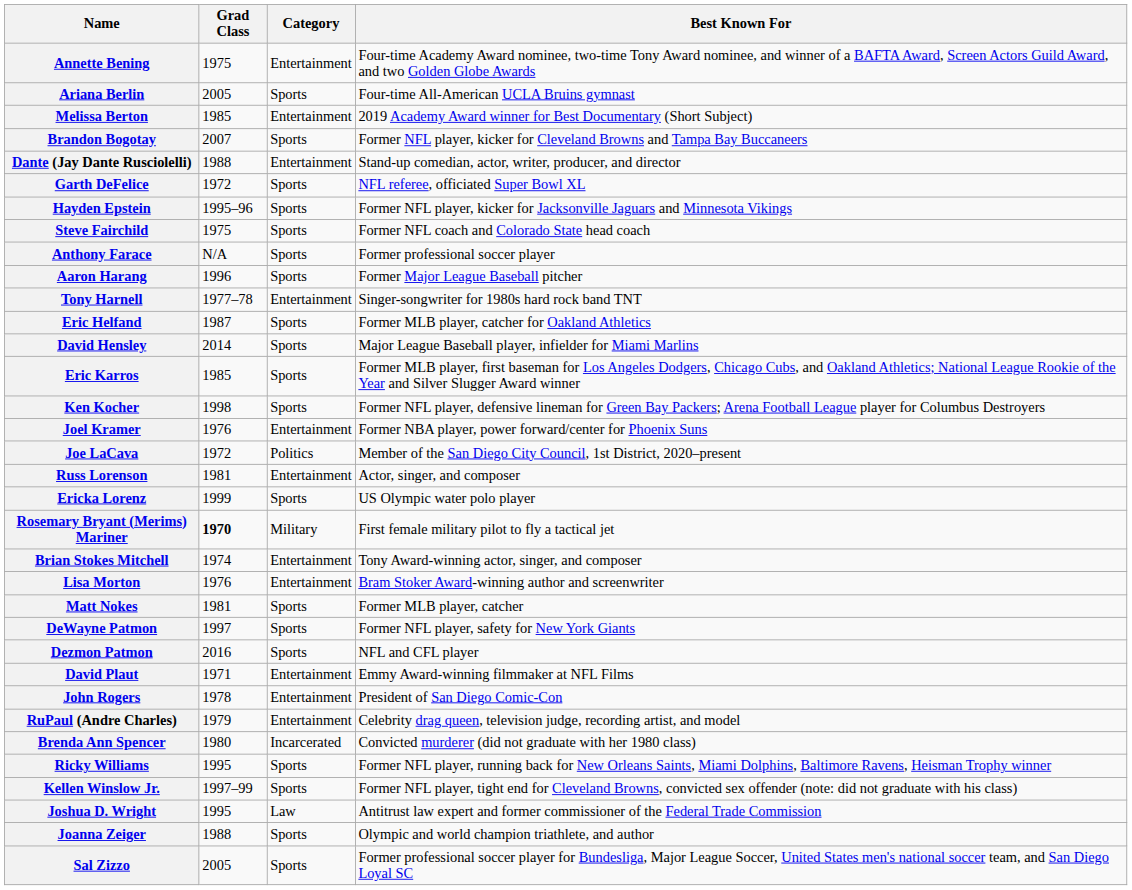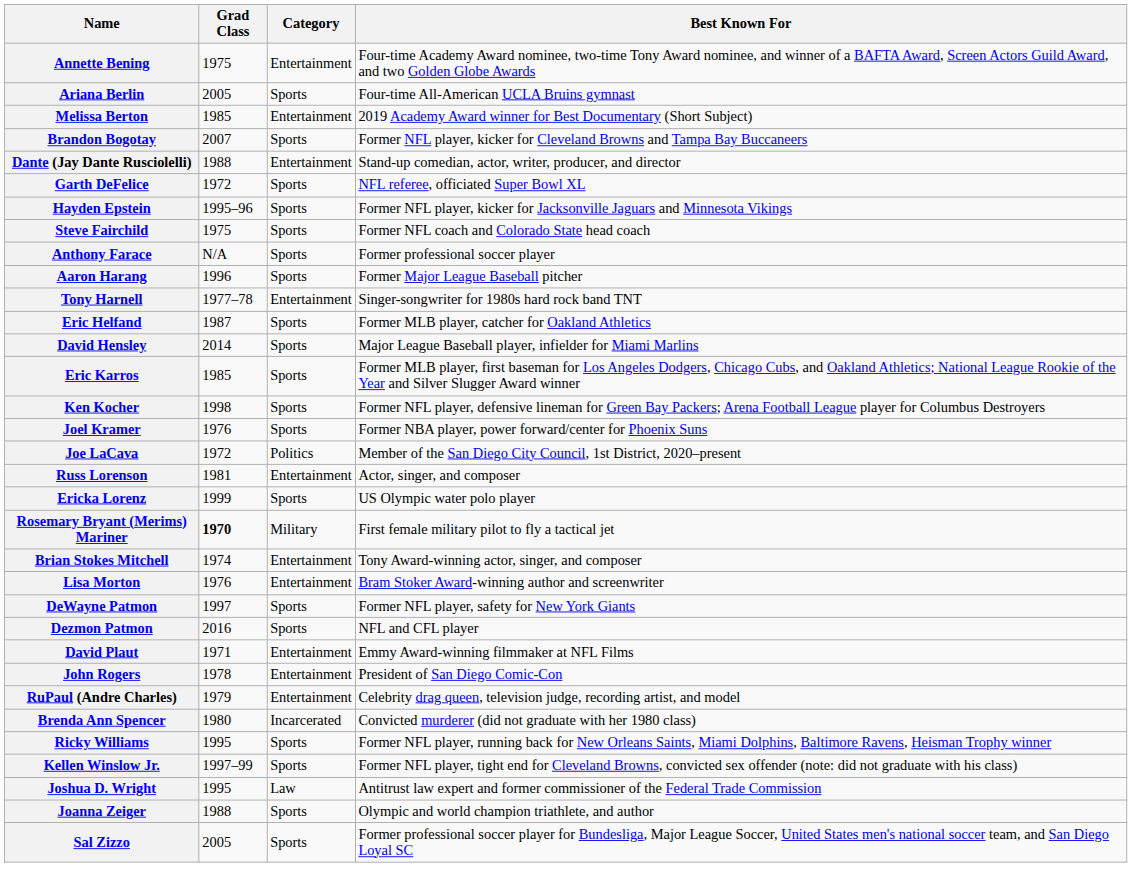(311, 429) Entertainment -> (289, 429) Sports
- row: (102, 605)
